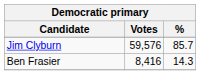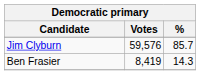(148, 62) 8,416 -> (148, 62) 8,419
